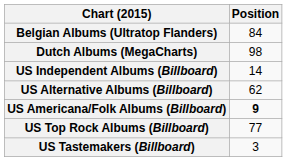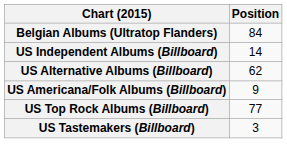- row: (117, 52)
(255, 109) bold -> (255, 90) normal
